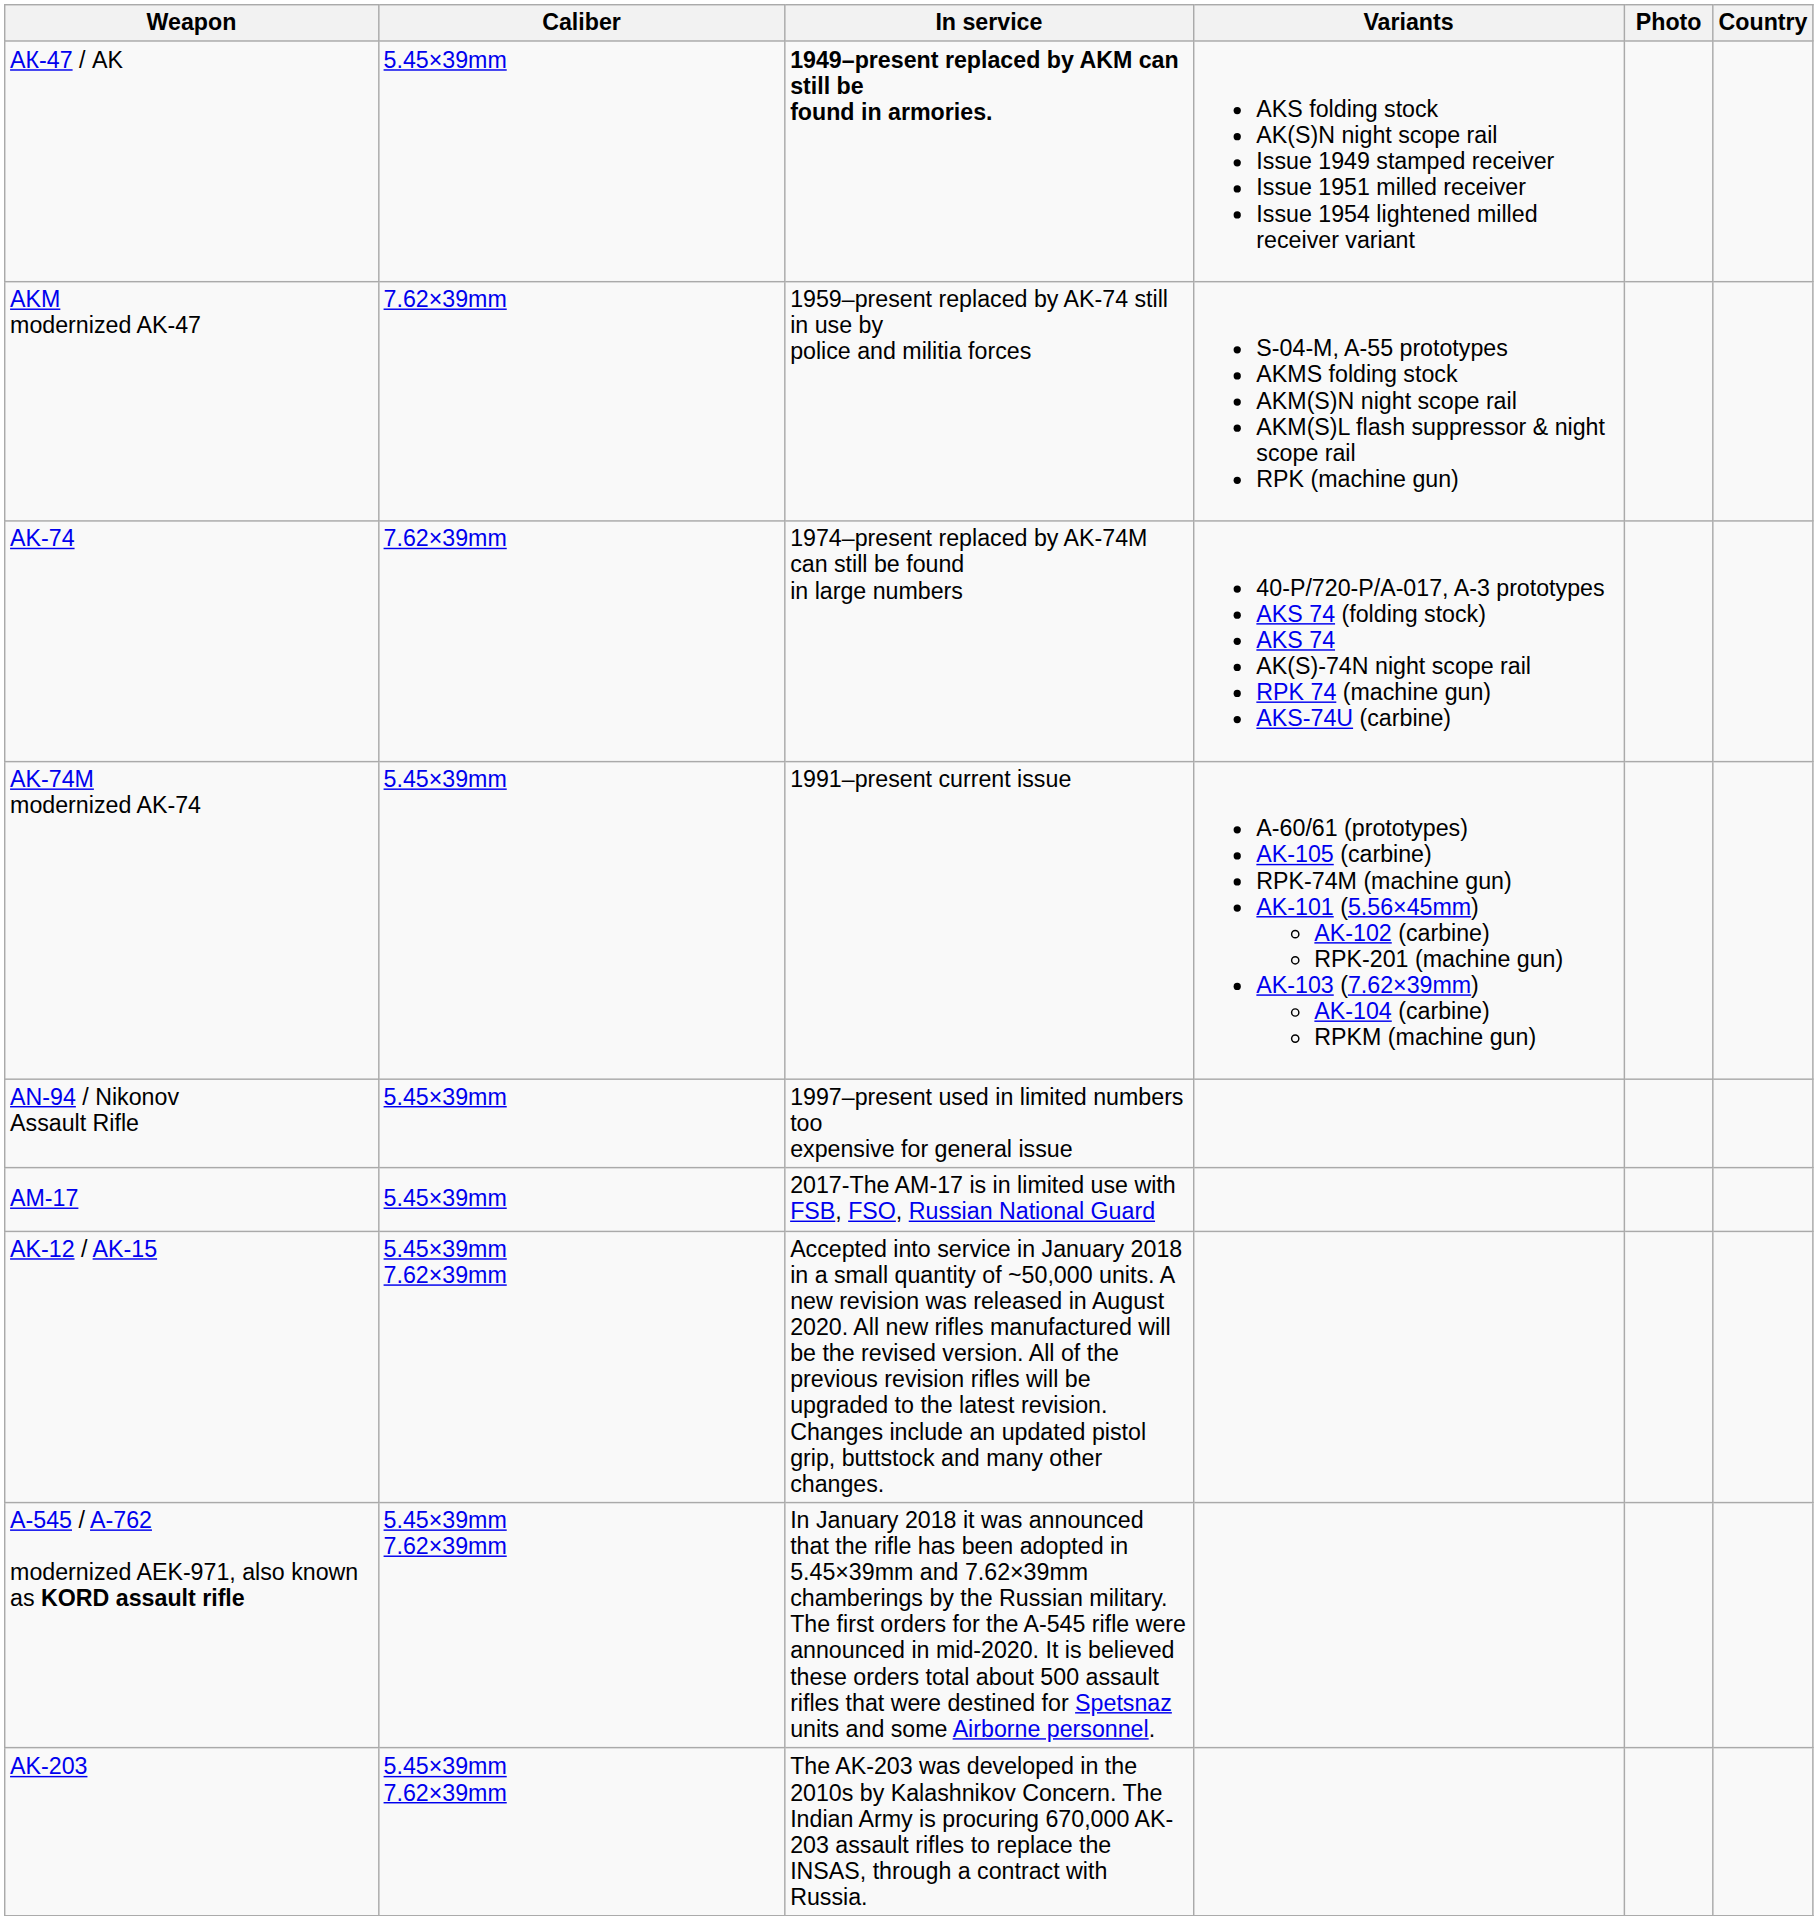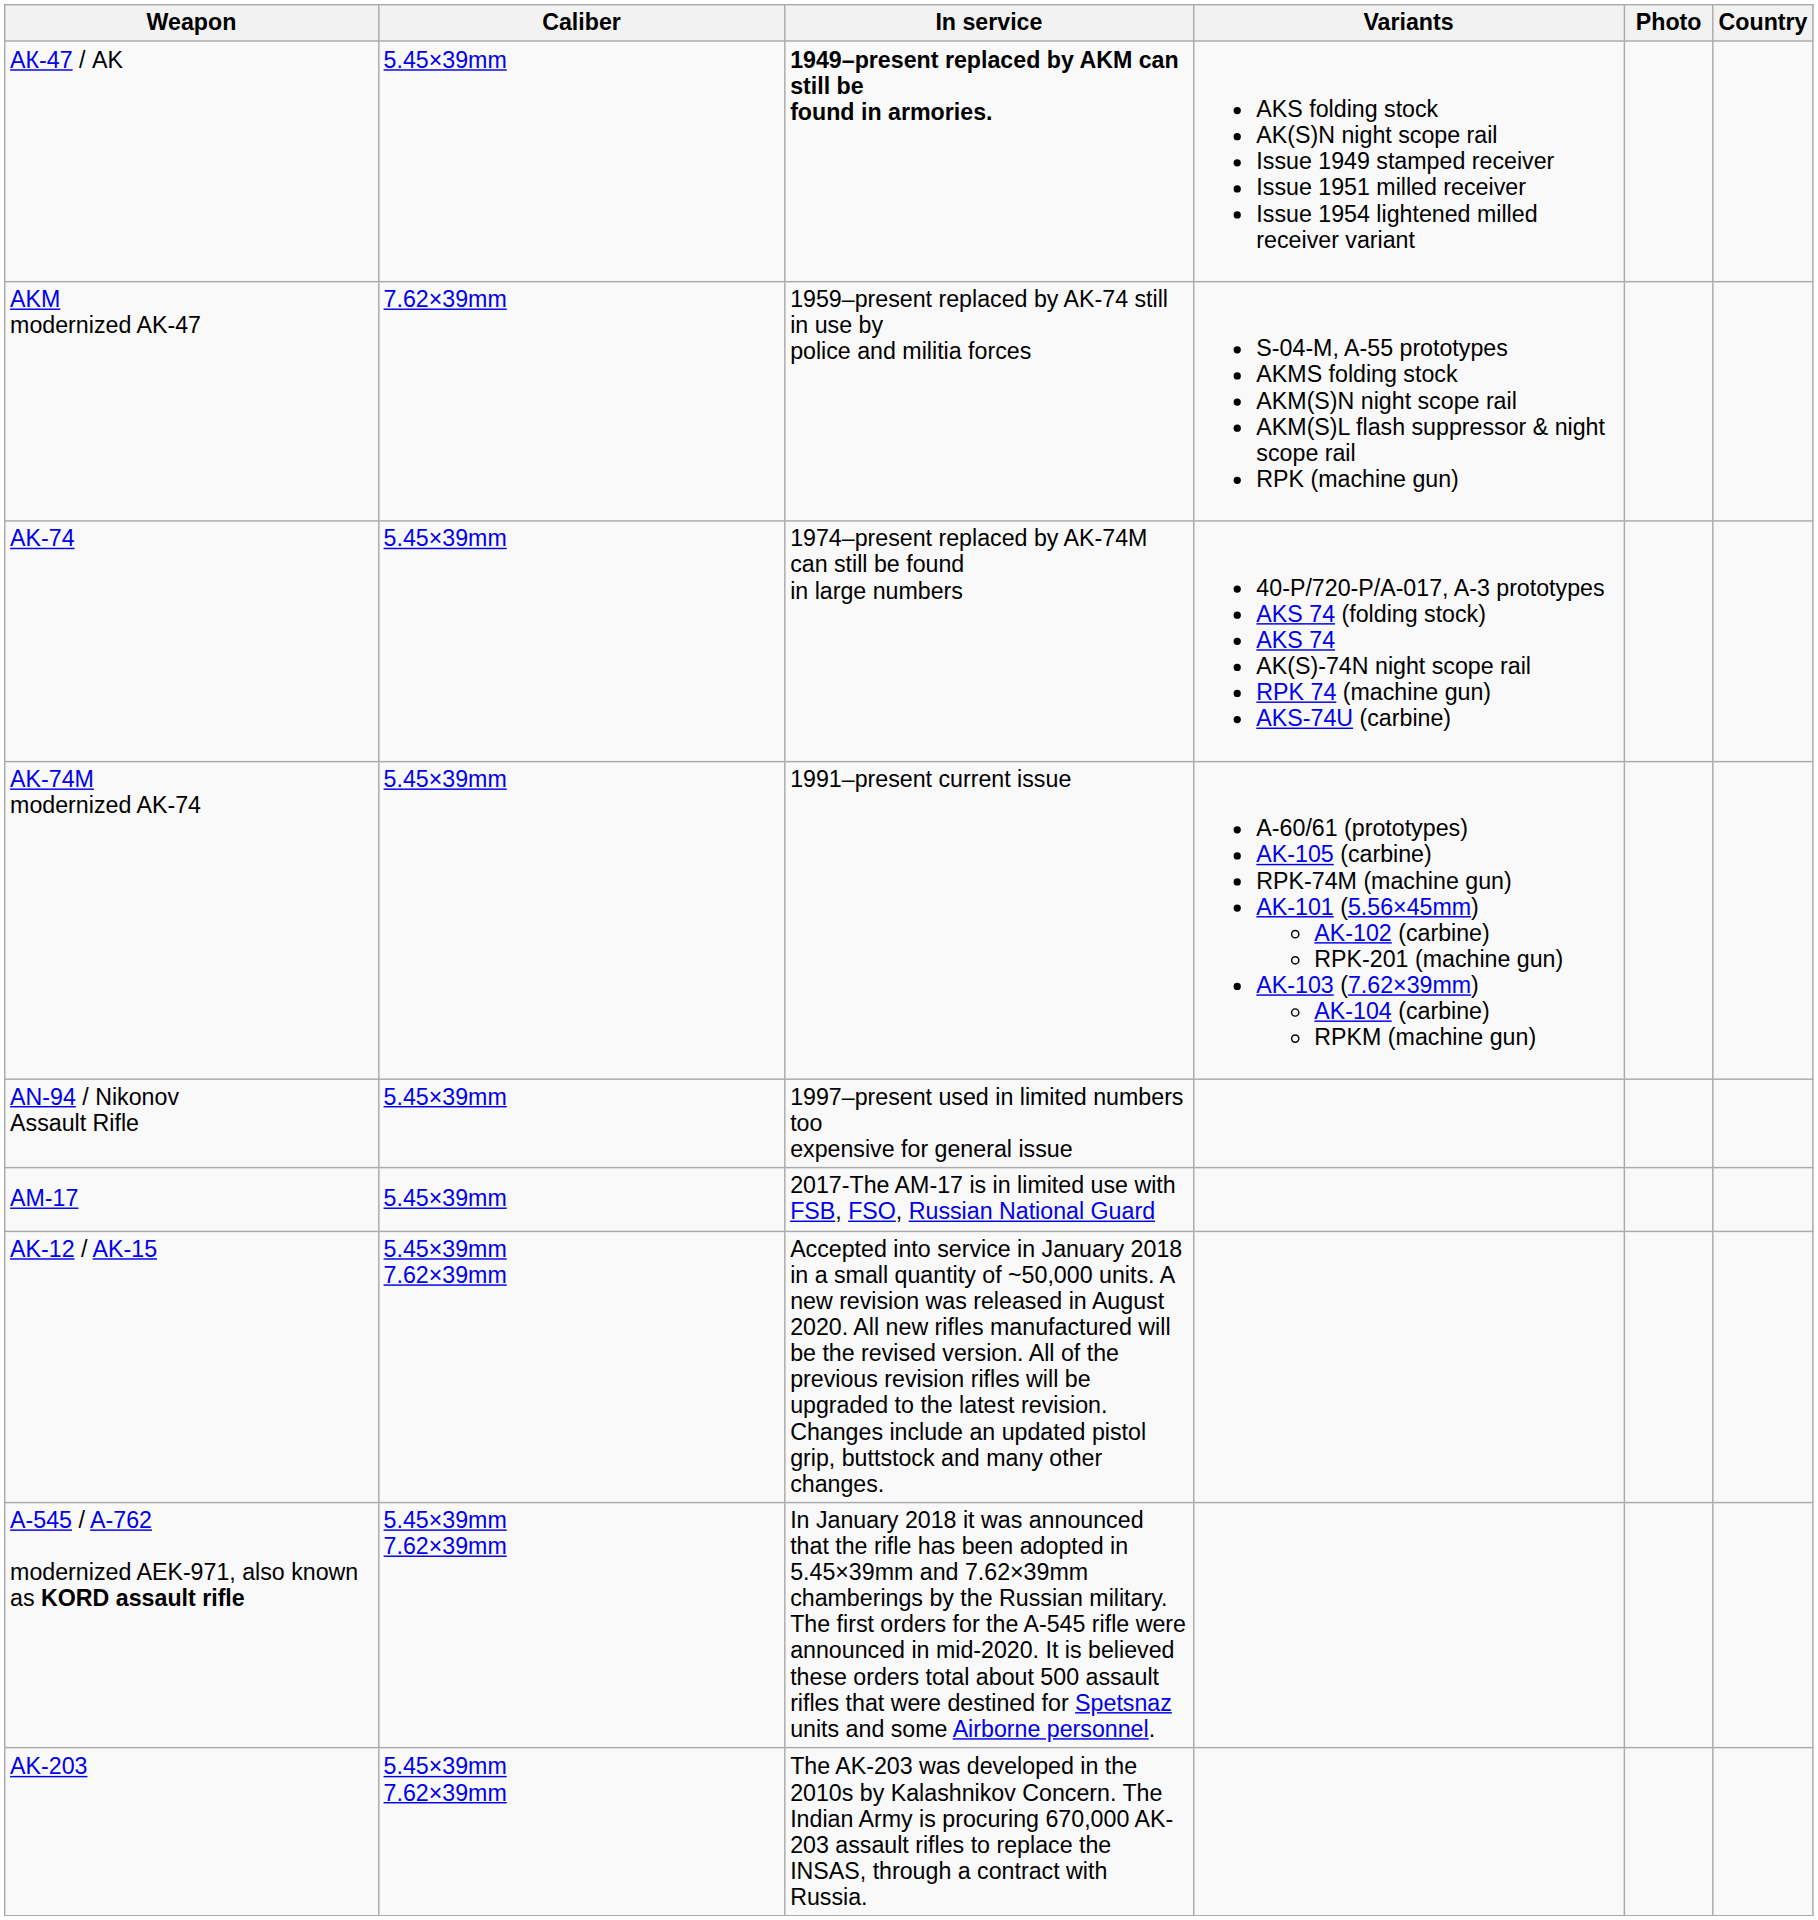(445, 539) 7.62×39mm -> (445, 539) 5.45×39mm
